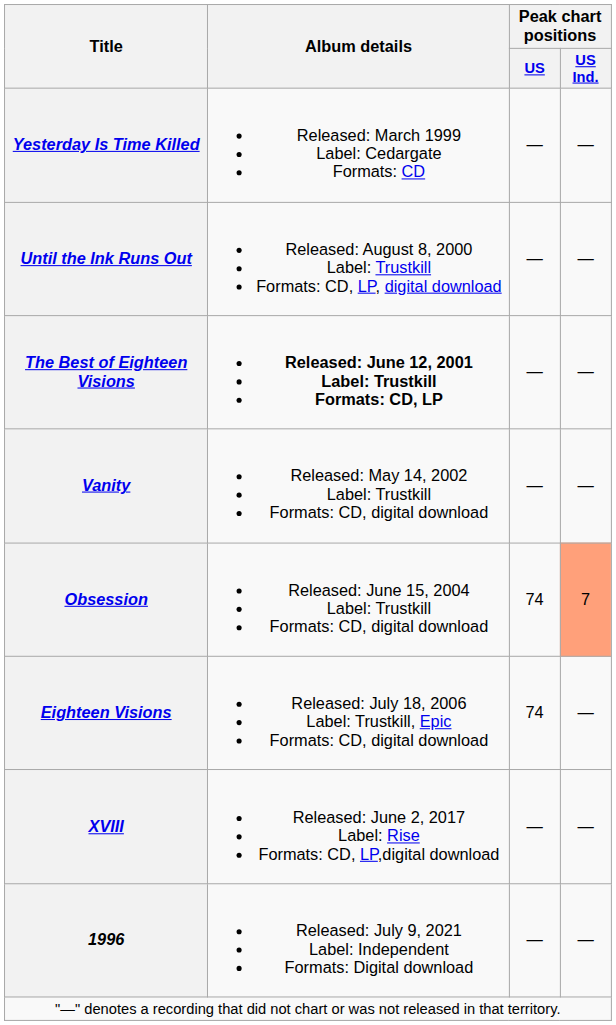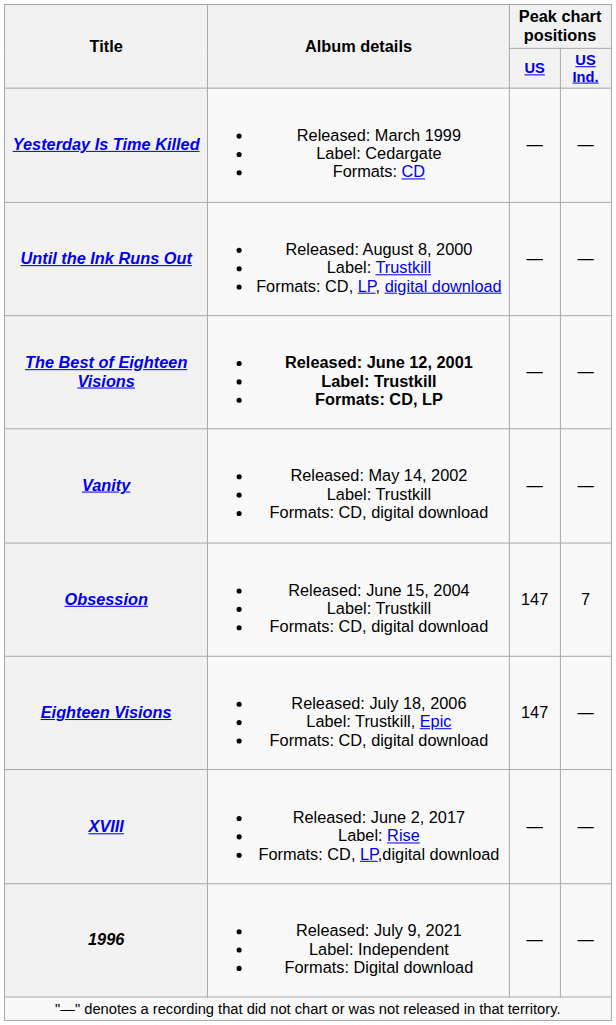(535, 599) 74 -> (535, 599) 147
(586, 599) lightsalmon background -> (586, 599) no background
(535, 713) 74 -> (535, 713) 147
